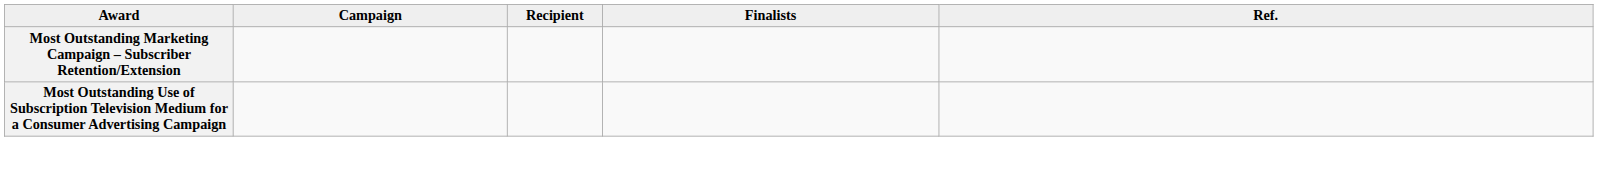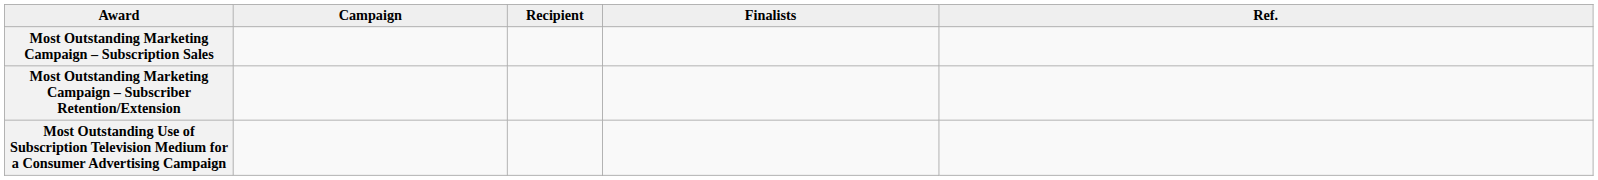+ row: (119, 46)
